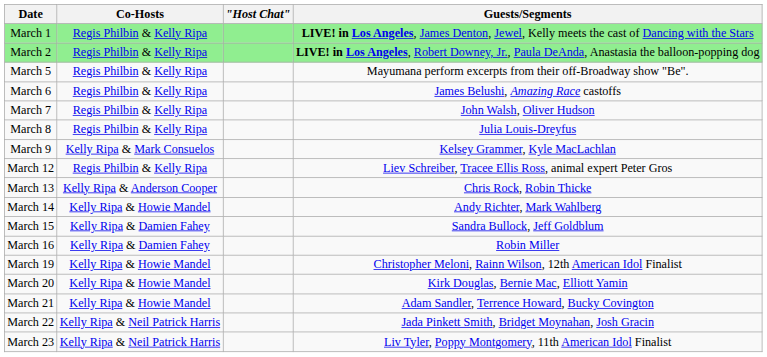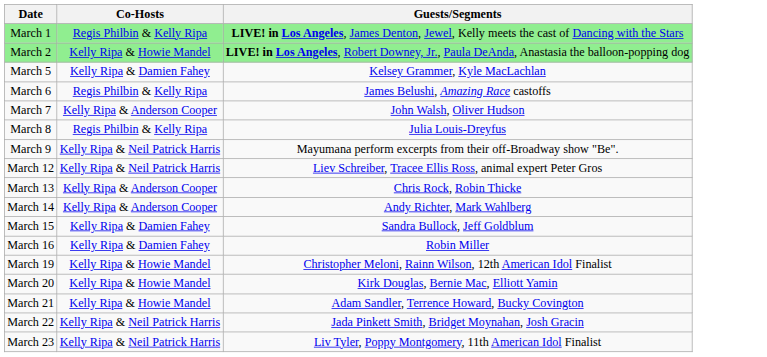- column: (258, 14)
(140, 52) Regis Philbin & Kelly Ripa -> (140, 52) Kelly Ripa & Howie Mandel
(140, 71) Regis Philbin & Kelly Ripa -> (140, 71) Kelly Ripa & Damien Fahey
(528, 71) Mayumana perform excerpts from their off-Broadway show "Be". -> (458, 71) Kelsey Grammer, Kyle MacLachlan
(140, 110) Regis Philbin & Kelly Ripa -> (140, 110) Kelly Ripa & Anderson Cooper
(140, 149) Kelly Ripa & Mark Consuelos -> (140, 149) Kelly Ripa & Neil Patrick Harris
(528, 149) Kelsey Grammer, Kyle MacLachlan -> (458, 149) Mayumana perform excerpts from their off-Broadway show "Be".
(140, 168) Regis Philbin & Kelly Ripa -> (140, 168) Kelly Ripa & Neil Patrick Harris
(140, 206) Kelly Ripa & Howie Mandel -> (140, 206) Kelly Ripa & Anderson Cooper
